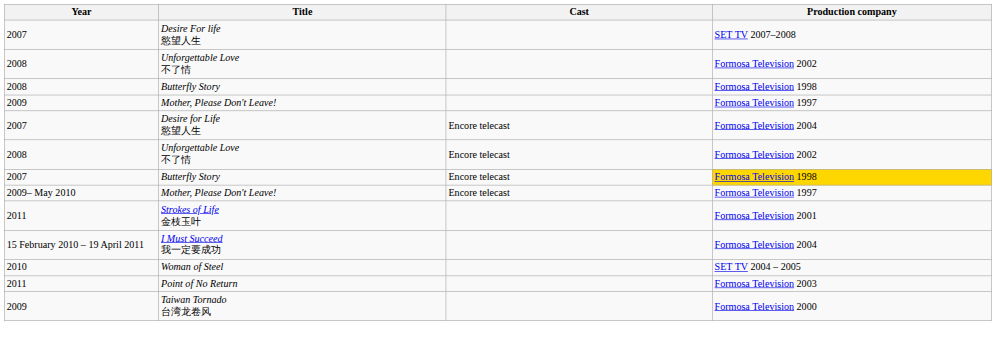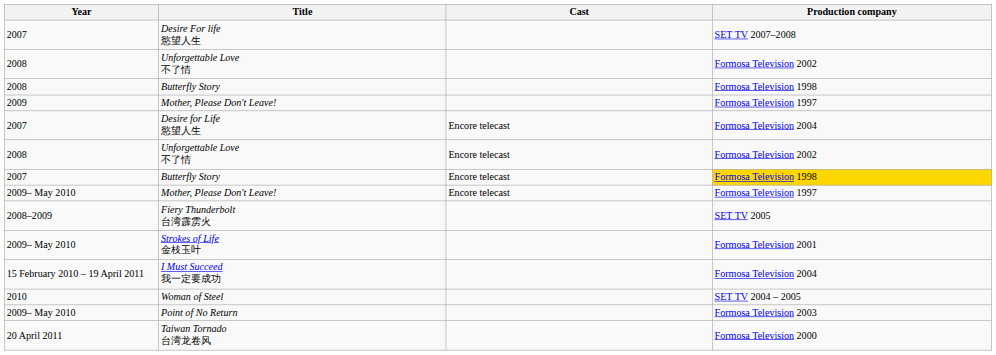+ row: (198, 215)
(17, 215) 2011 -> (41, 245) 2009– May 2010
(17, 283) 2011 -> (41, 312) 2009– May 2010
(17, 306) 2009 -> (34, 335) 20 April 2011
